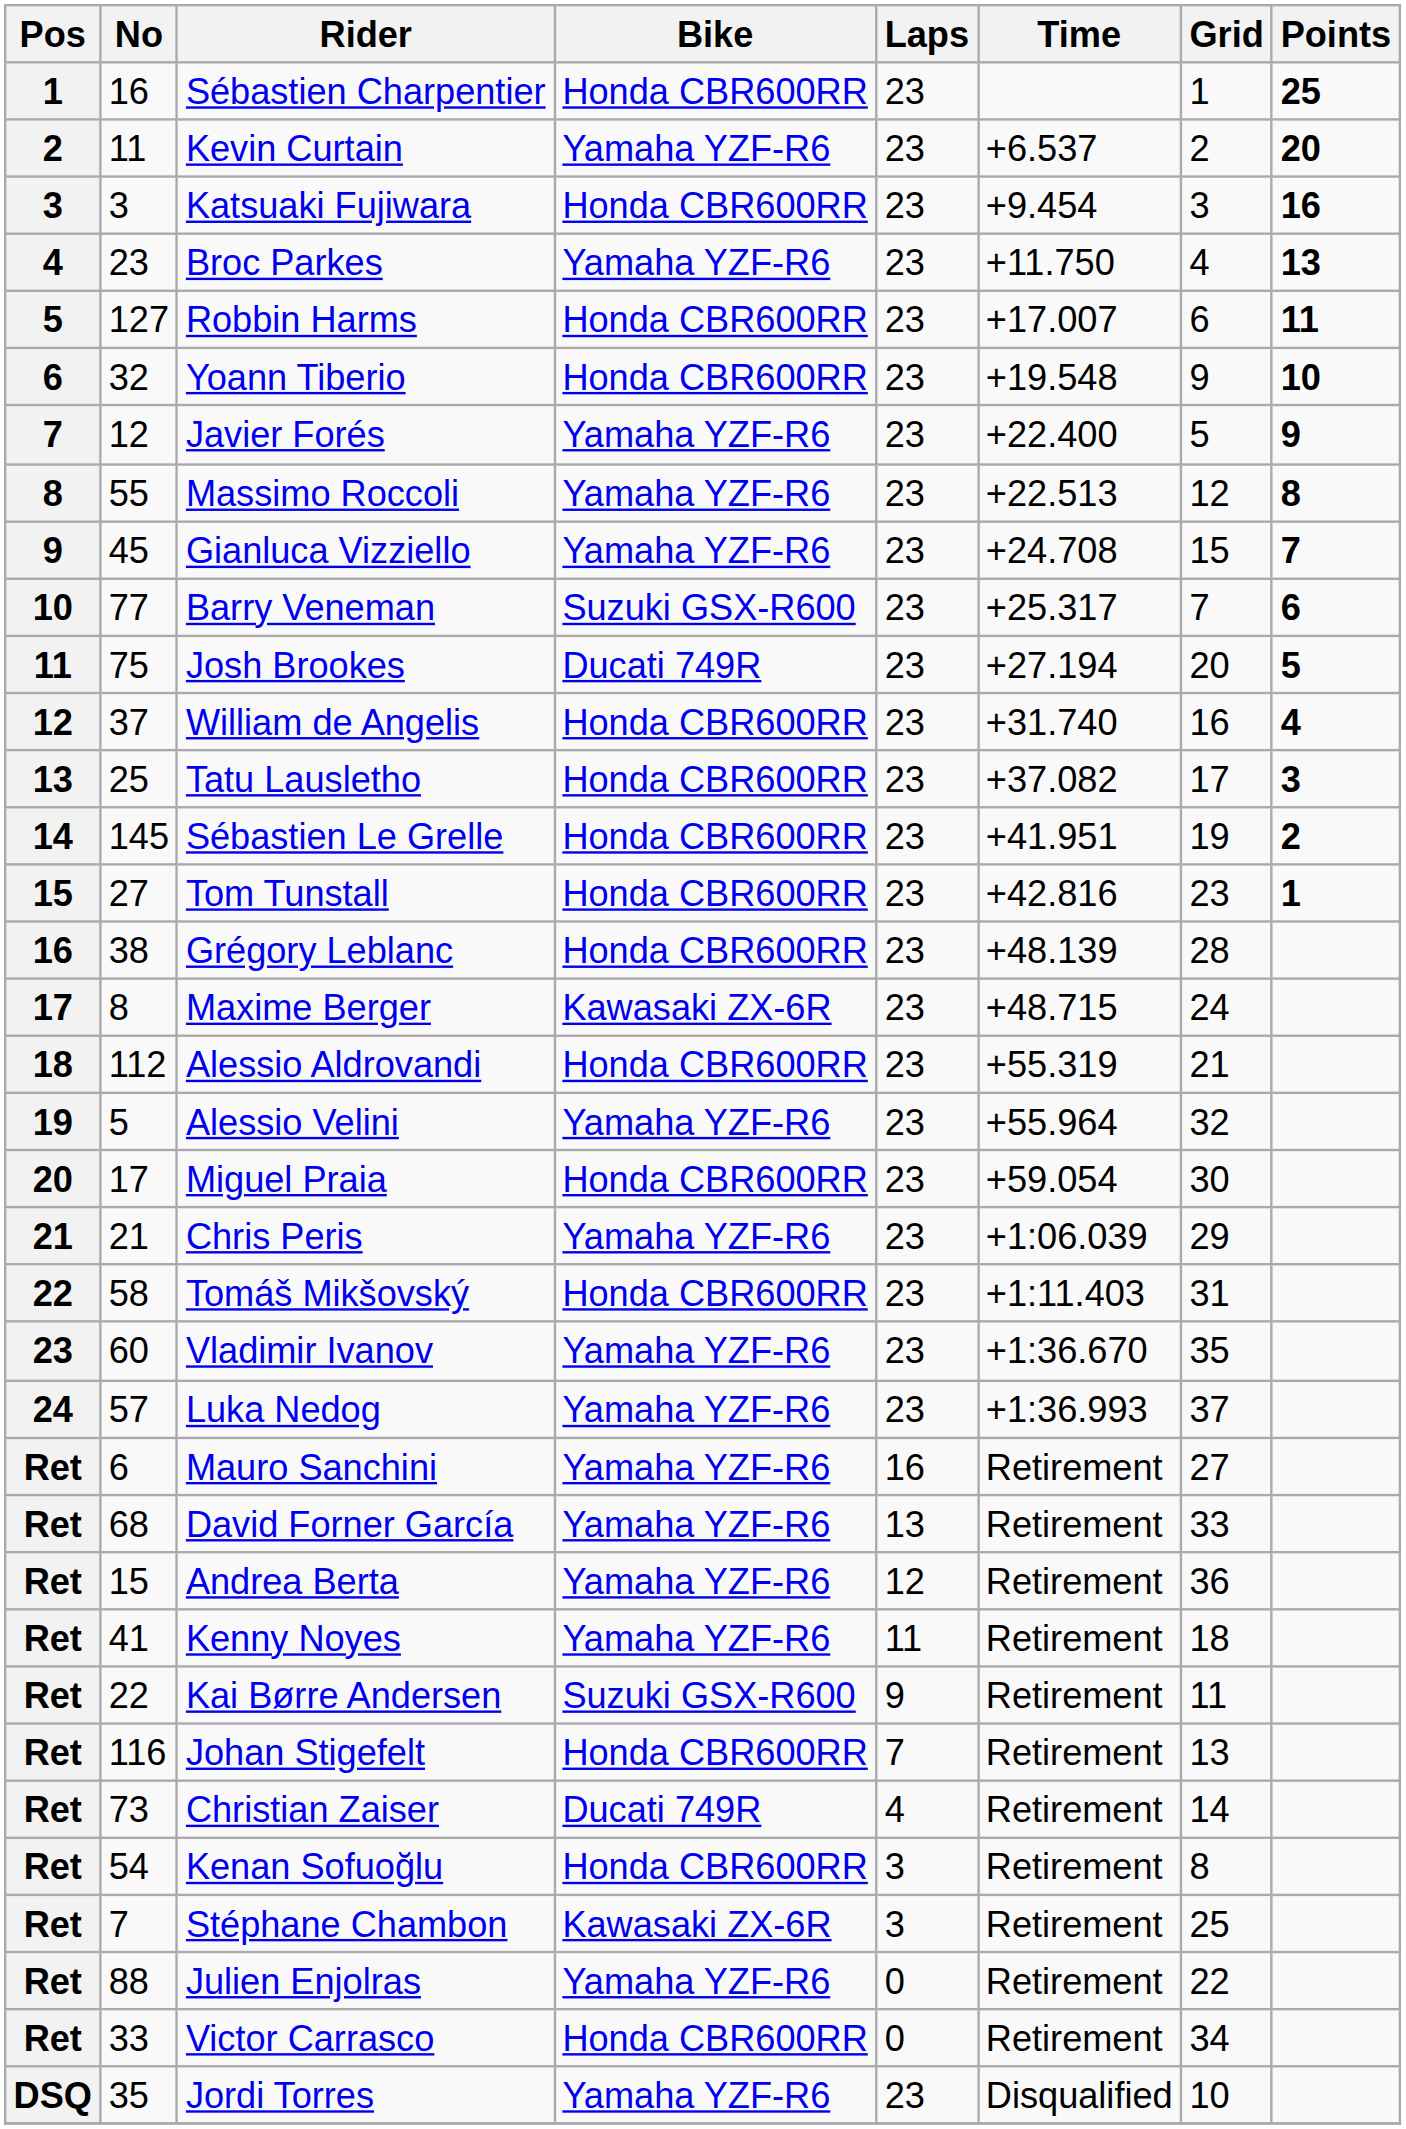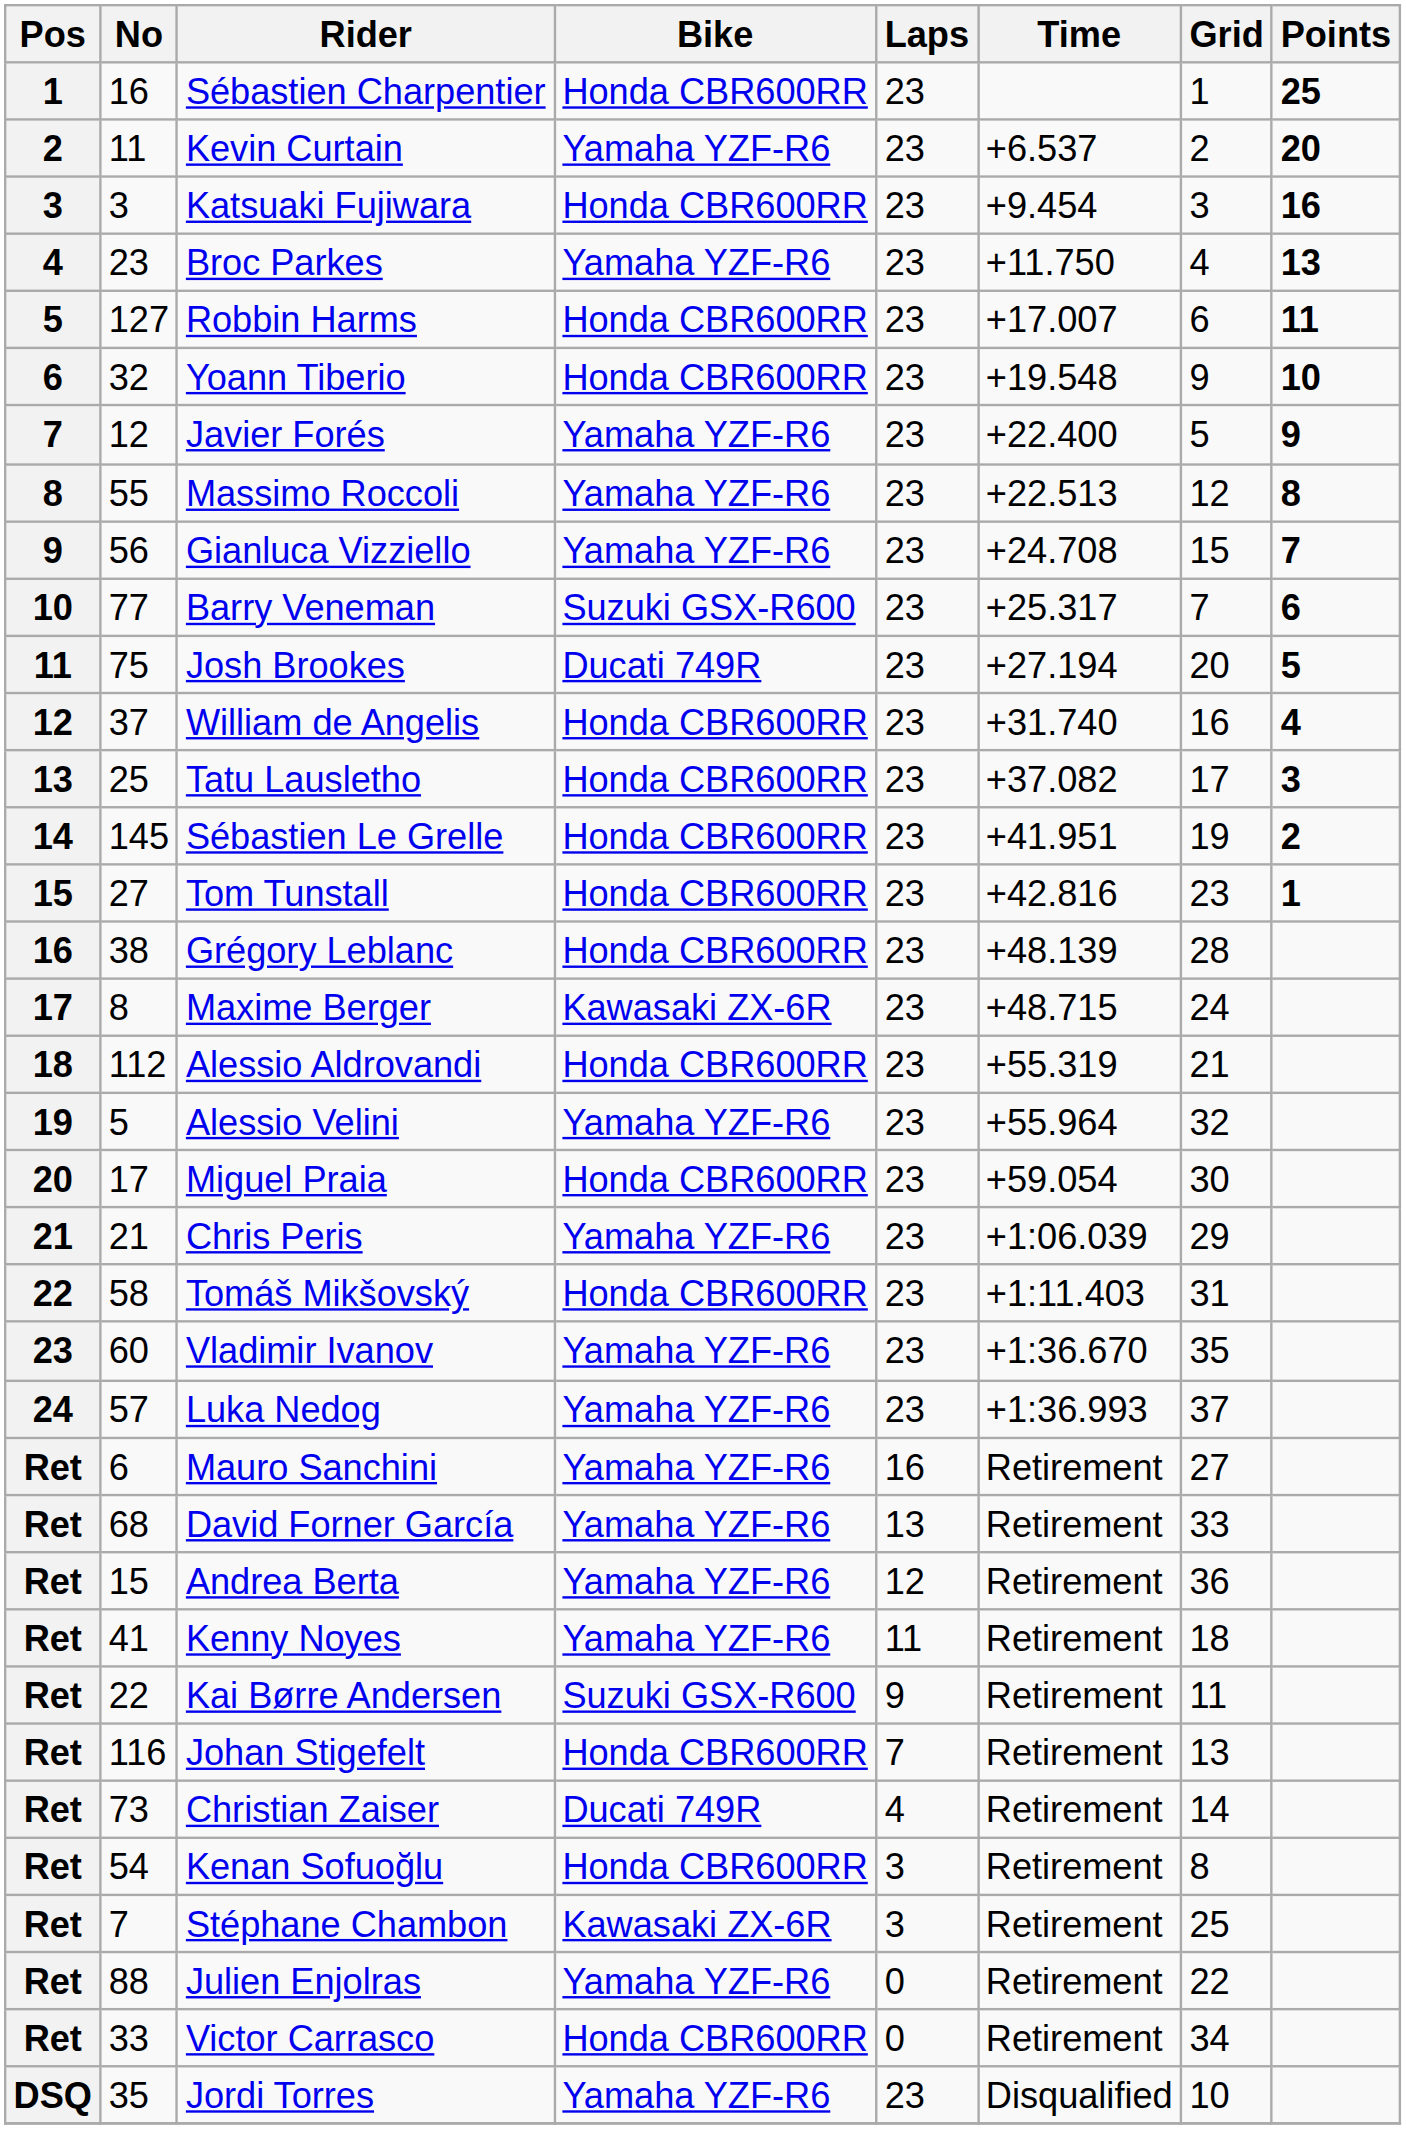(129, 549) 45 -> (129, 549) 56
